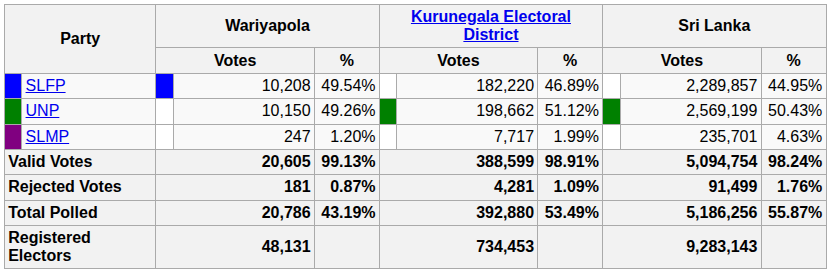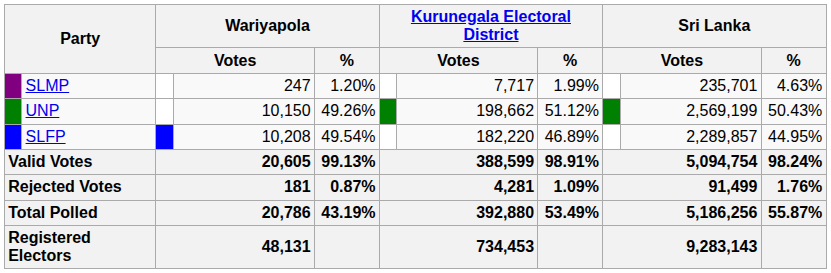rows swapped: (46, 85) <-> (47, 136)
